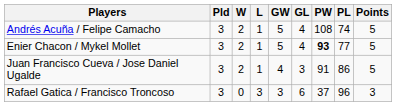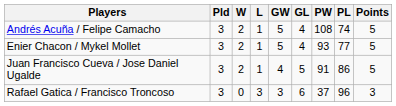(323, 47) bold -> (323, 47) normal
(302, 70) 3 -> (302, 70) 5
